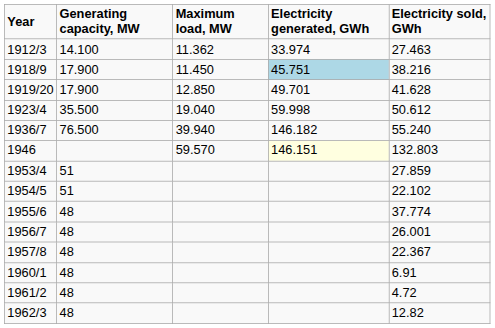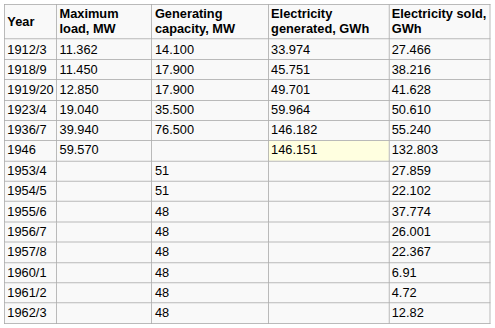columns swapped: (100, 21) <-> (205, 21)
(411, 49) 27.463 -> (411, 49) 27.466
(291, 69) lightblue background -> (291, 69) no background
(291, 110) 59.998 -> (291, 110) 59.964
(411, 110) 50.612 -> (411, 110) 50.610
